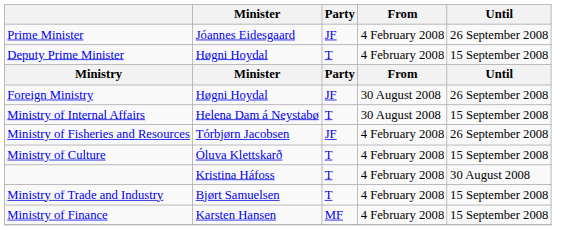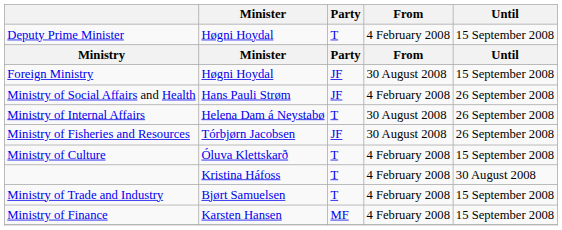- row: (45, 34)
(499, 94) 26 September 2008 -> (505, 74) 15 September 2008
+ row: (101, 94)
(499, 114) 15 September 2008 -> (505, 114) 26 September 2008
(402, 134) 4 February 2008 -> (406, 134) 30 August 2008
